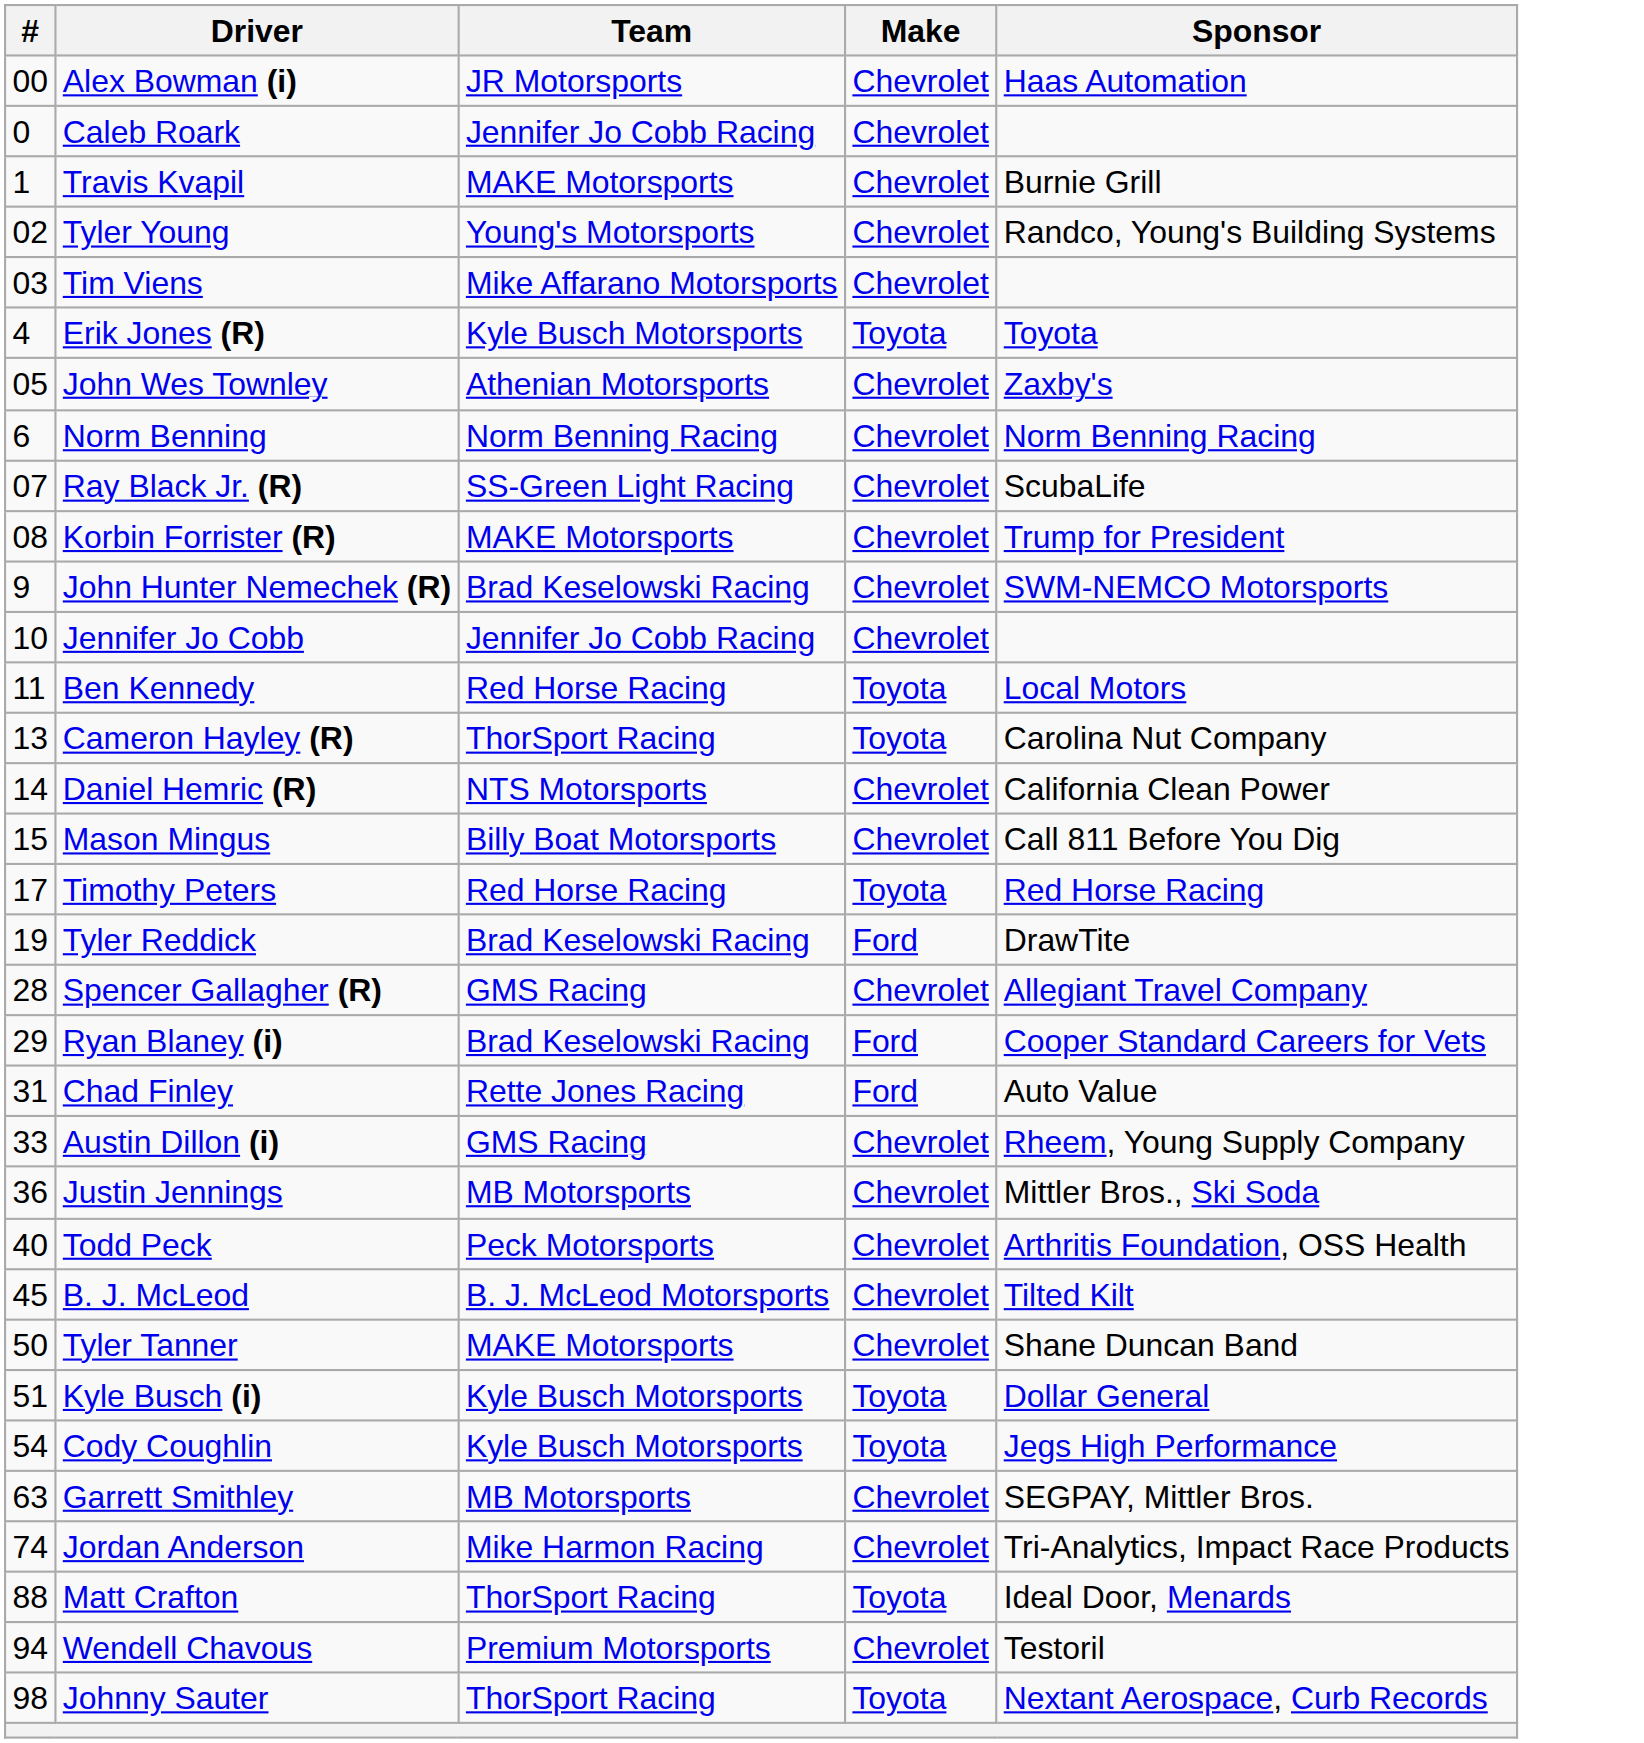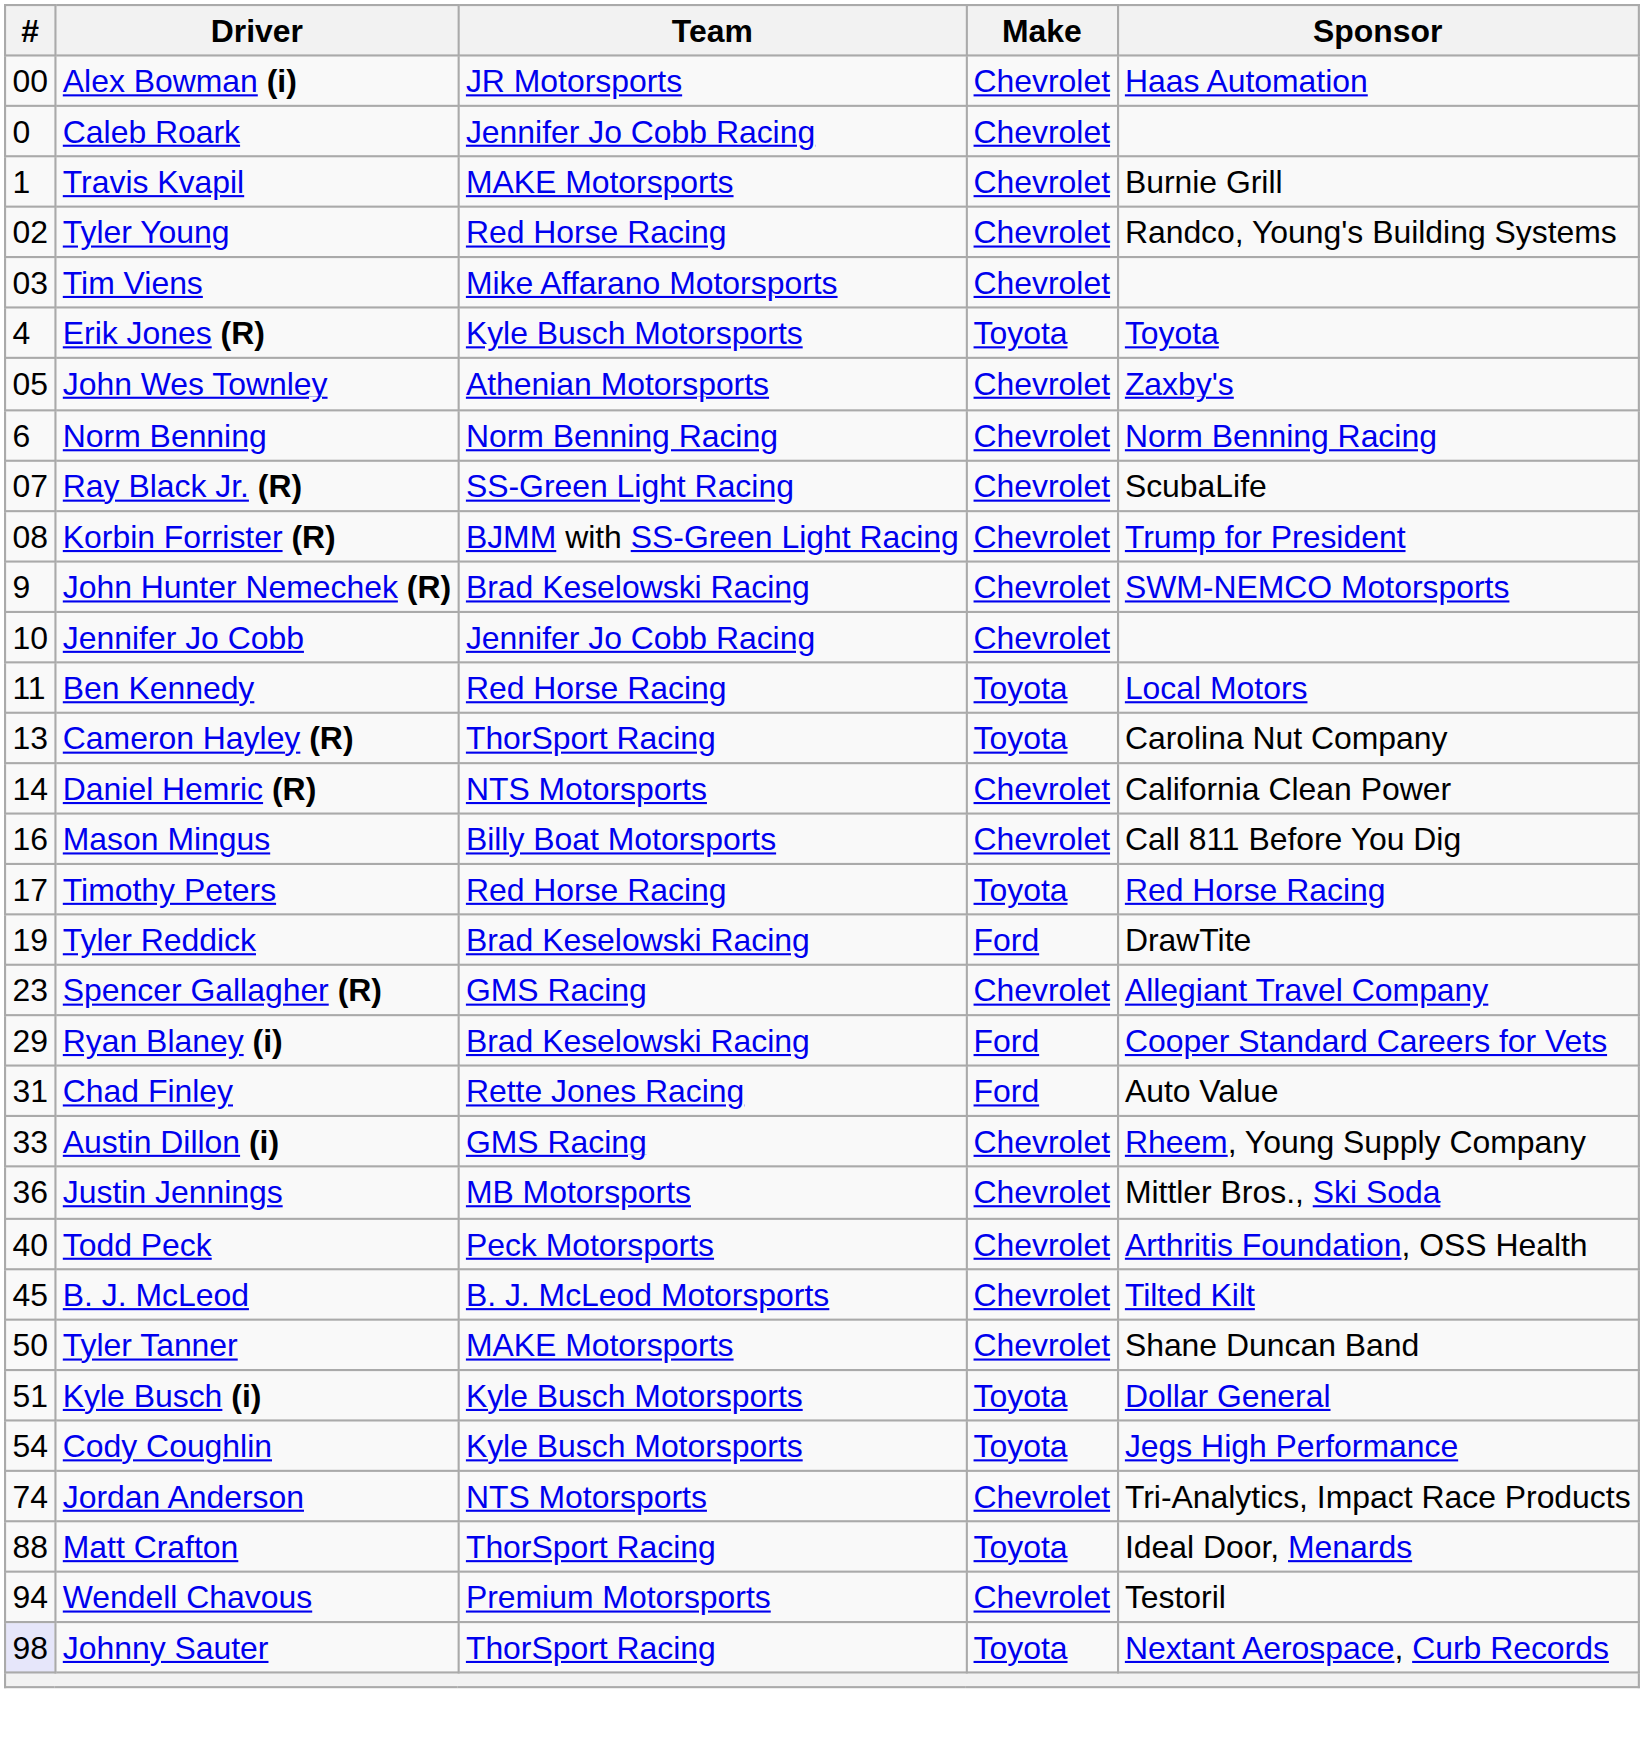(610, 233) Young's Motorsports -> (596, 233) Red Horse Racing
(600, 536) MAKE Motorsports -> (712, 536) BJMM with SS-Green Light Racing
(30, 839) 15 -> (30, 839) 16
(30, 991) 28 -> (30, 991) 23
- row: (178, 1496)
(615, 1546) Mike Harmon Racing -> (586, 1496) NTS Motorsports
(30, 1698) no background -> (30, 1648) lavender background
